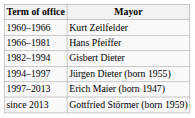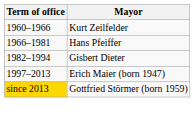- row: (120, 74)
(28, 105) no background -> (28, 89) gold background
